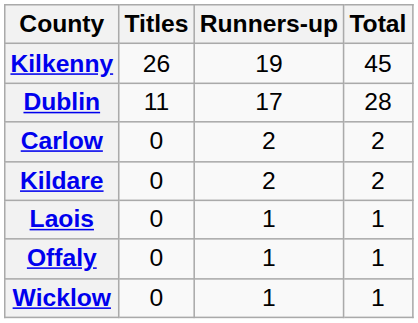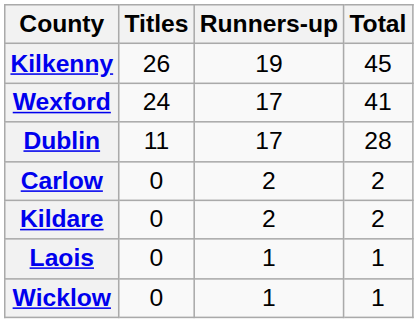+ row: (62, 102)
- row: (62, 258)
